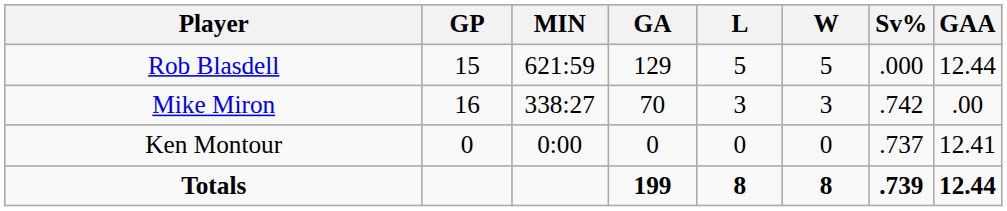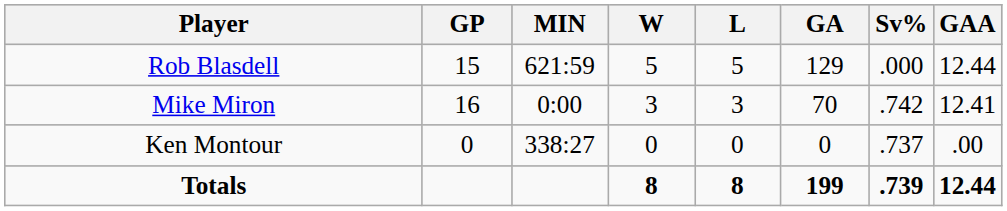columns swapped: (826, 24) <-> (652, 24)
(560, 104) 338:27 -> (560, 104) 0:00
(967, 104) .00 -> (967, 104) 12.41
(560, 144) 0:00 -> (560, 144) 338:27
(967, 144) 12.41 -> (967, 144) .00
